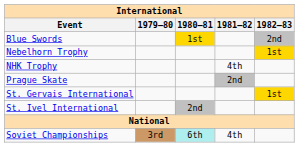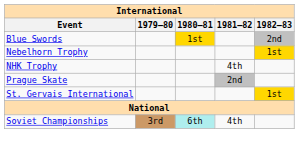- row: (62, 108)
